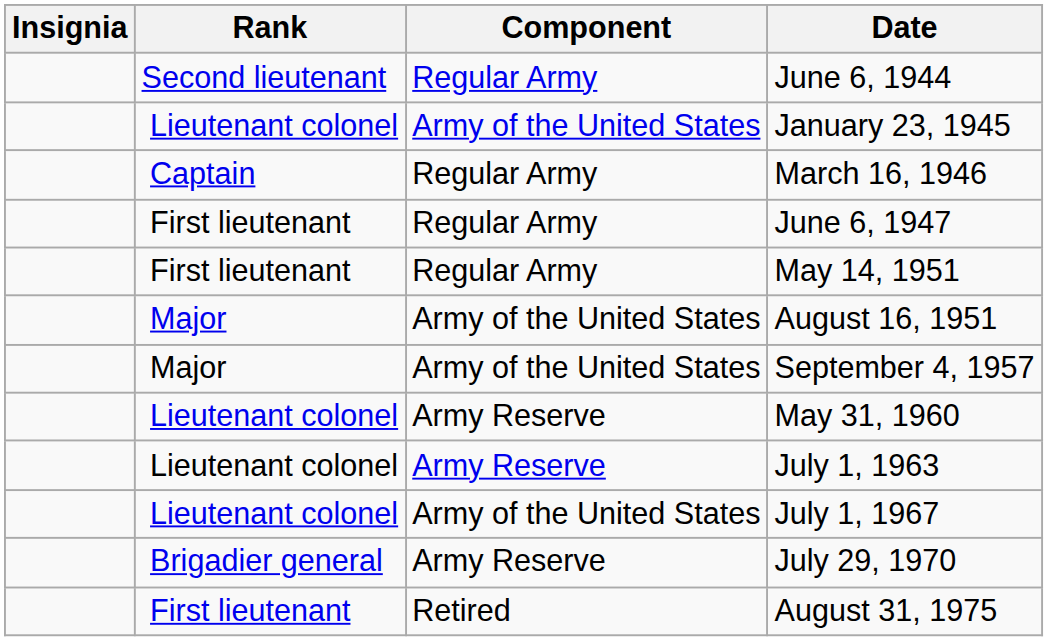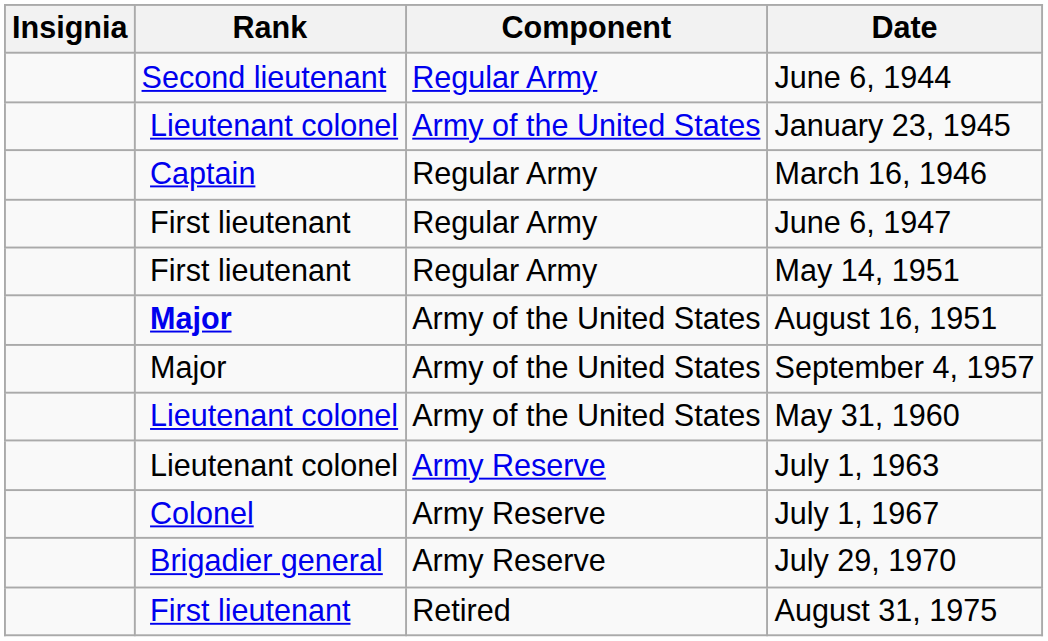(184, 319) normal -> (187, 319) bold
(509, 416) Army Reserve -> (586, 416) Army of the United States
(270, 513) Lieutenant colonel -> (198, 513) Colonel
(586, 513) Army of the United States -> (509, 513) Army Reserve
